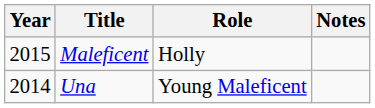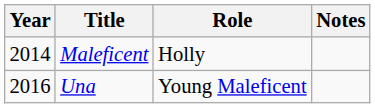(30, 53) 2015 -> (30, 53) 2014
(30, 86) 2014 -> (30, 86) 2016
